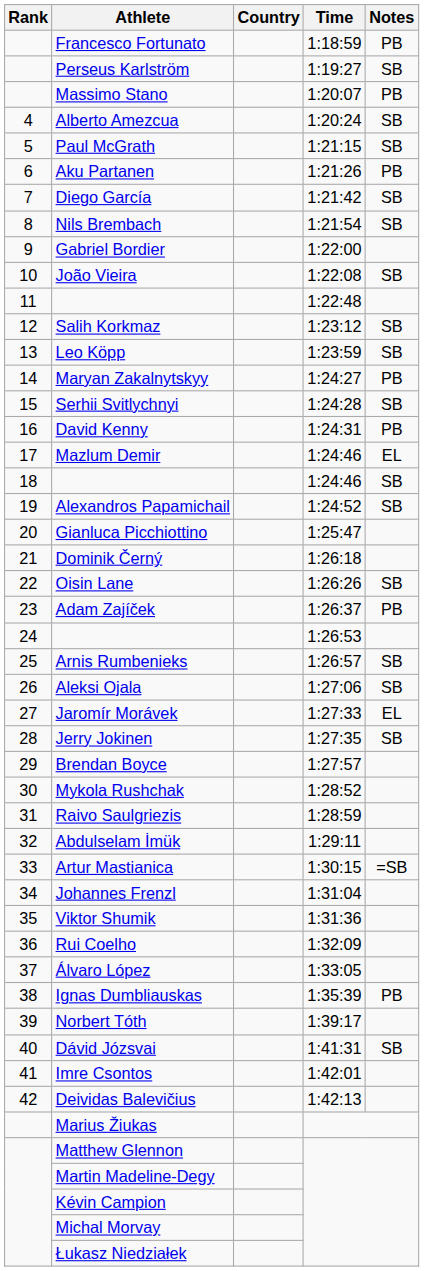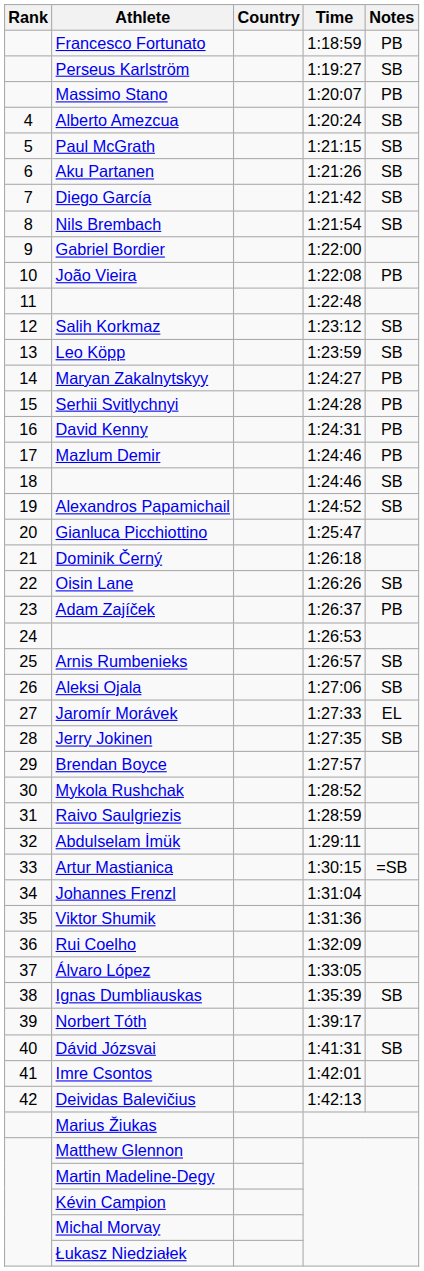(392, 172) PB -> (392, 172) SB
(392, 275) SB -> (392, 275) PB
(392, 404) SB -> (392, 404) PB
(392, 455) EL -> (392, 455) PB
(392, 996) PB -> (392, 996) SB
